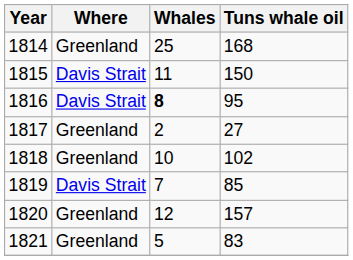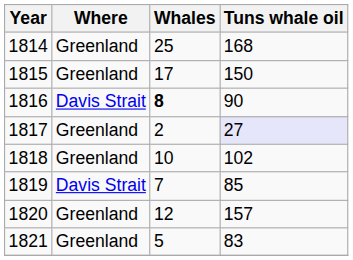(101, 74) Davis Strait -> (97, 74) Greenland
(163, 74) 11 -> (164, 74) 17
(233, 102) 95 -> (233, 102) 90
(233, 130) no background -> (233, 130) lavender background
